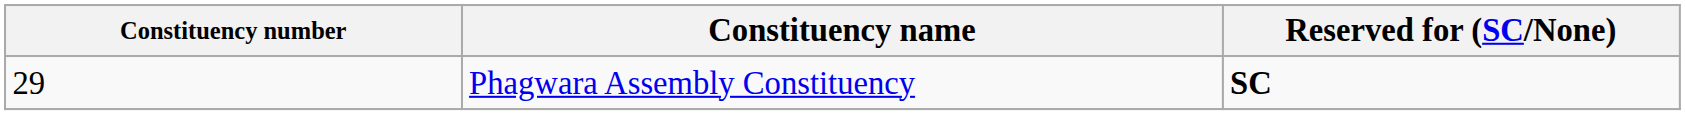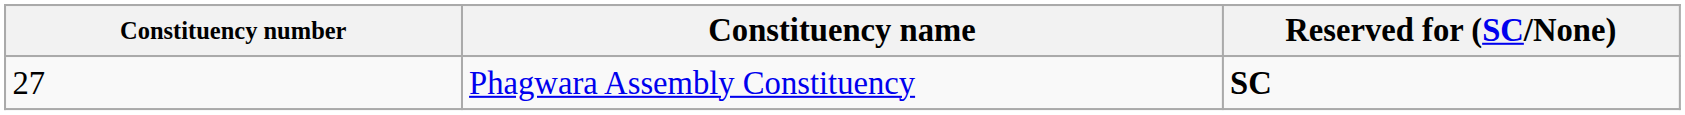(29, 82) 29 -> (29, 82) 27
